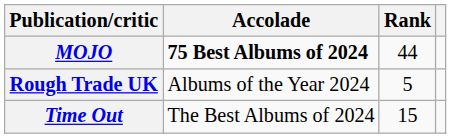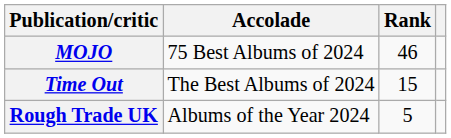(268, 52) bold -> (266, 52) normal
(408, 52) 44 -> (408, 52) 46
rows swapped: (84, 116) <-> (84, 84)
